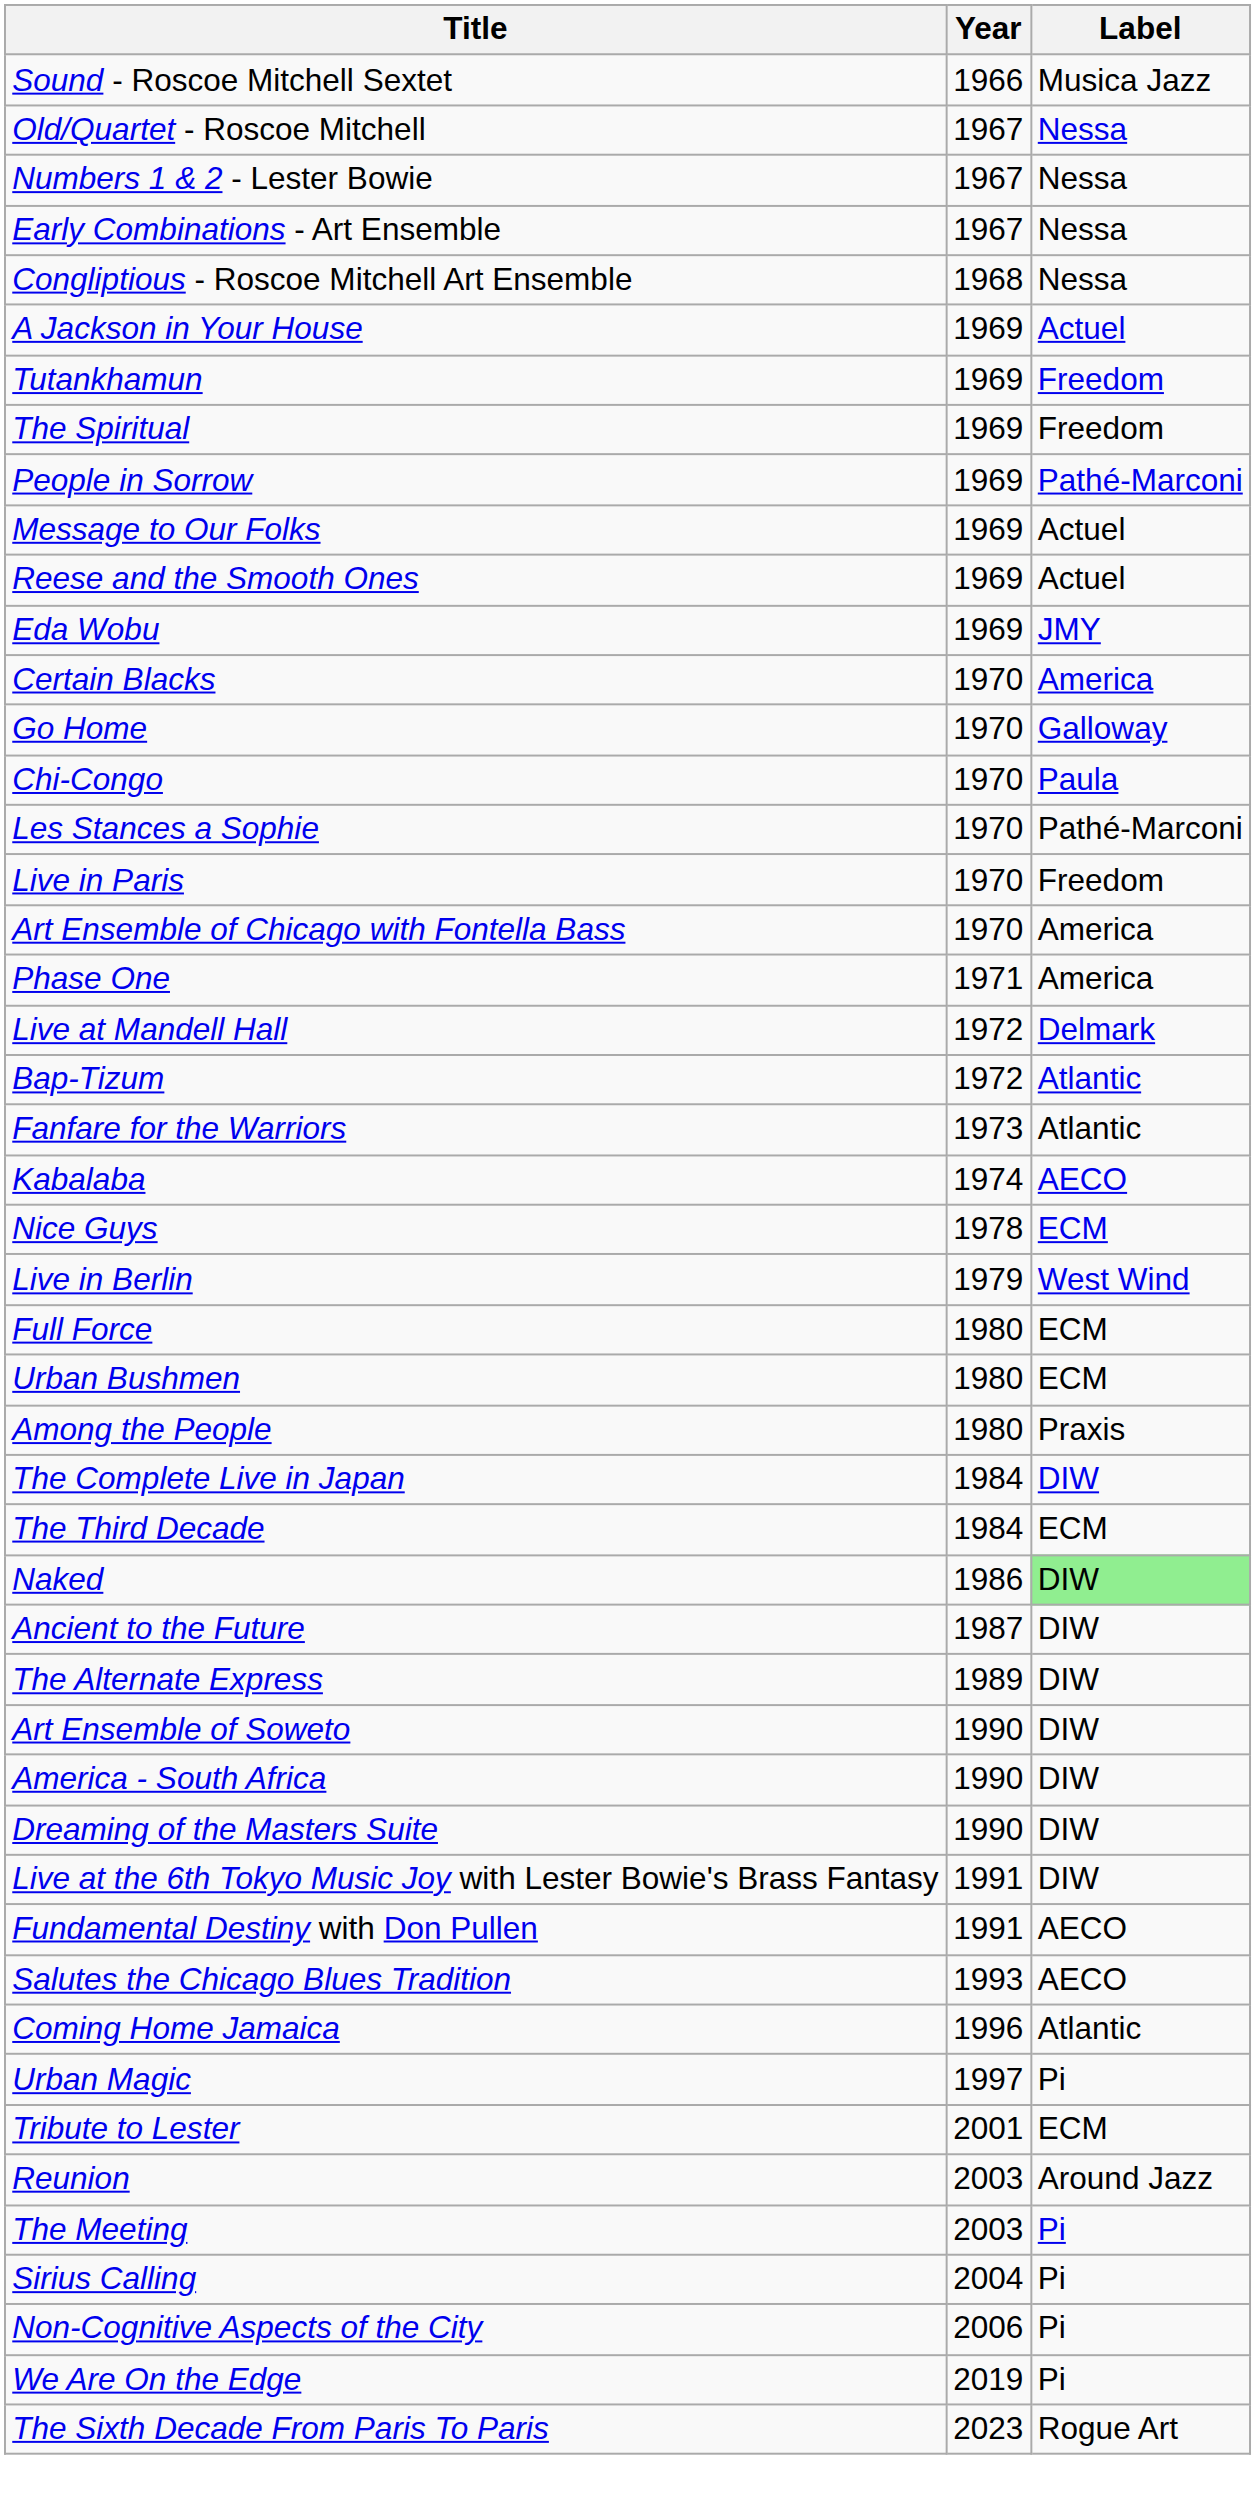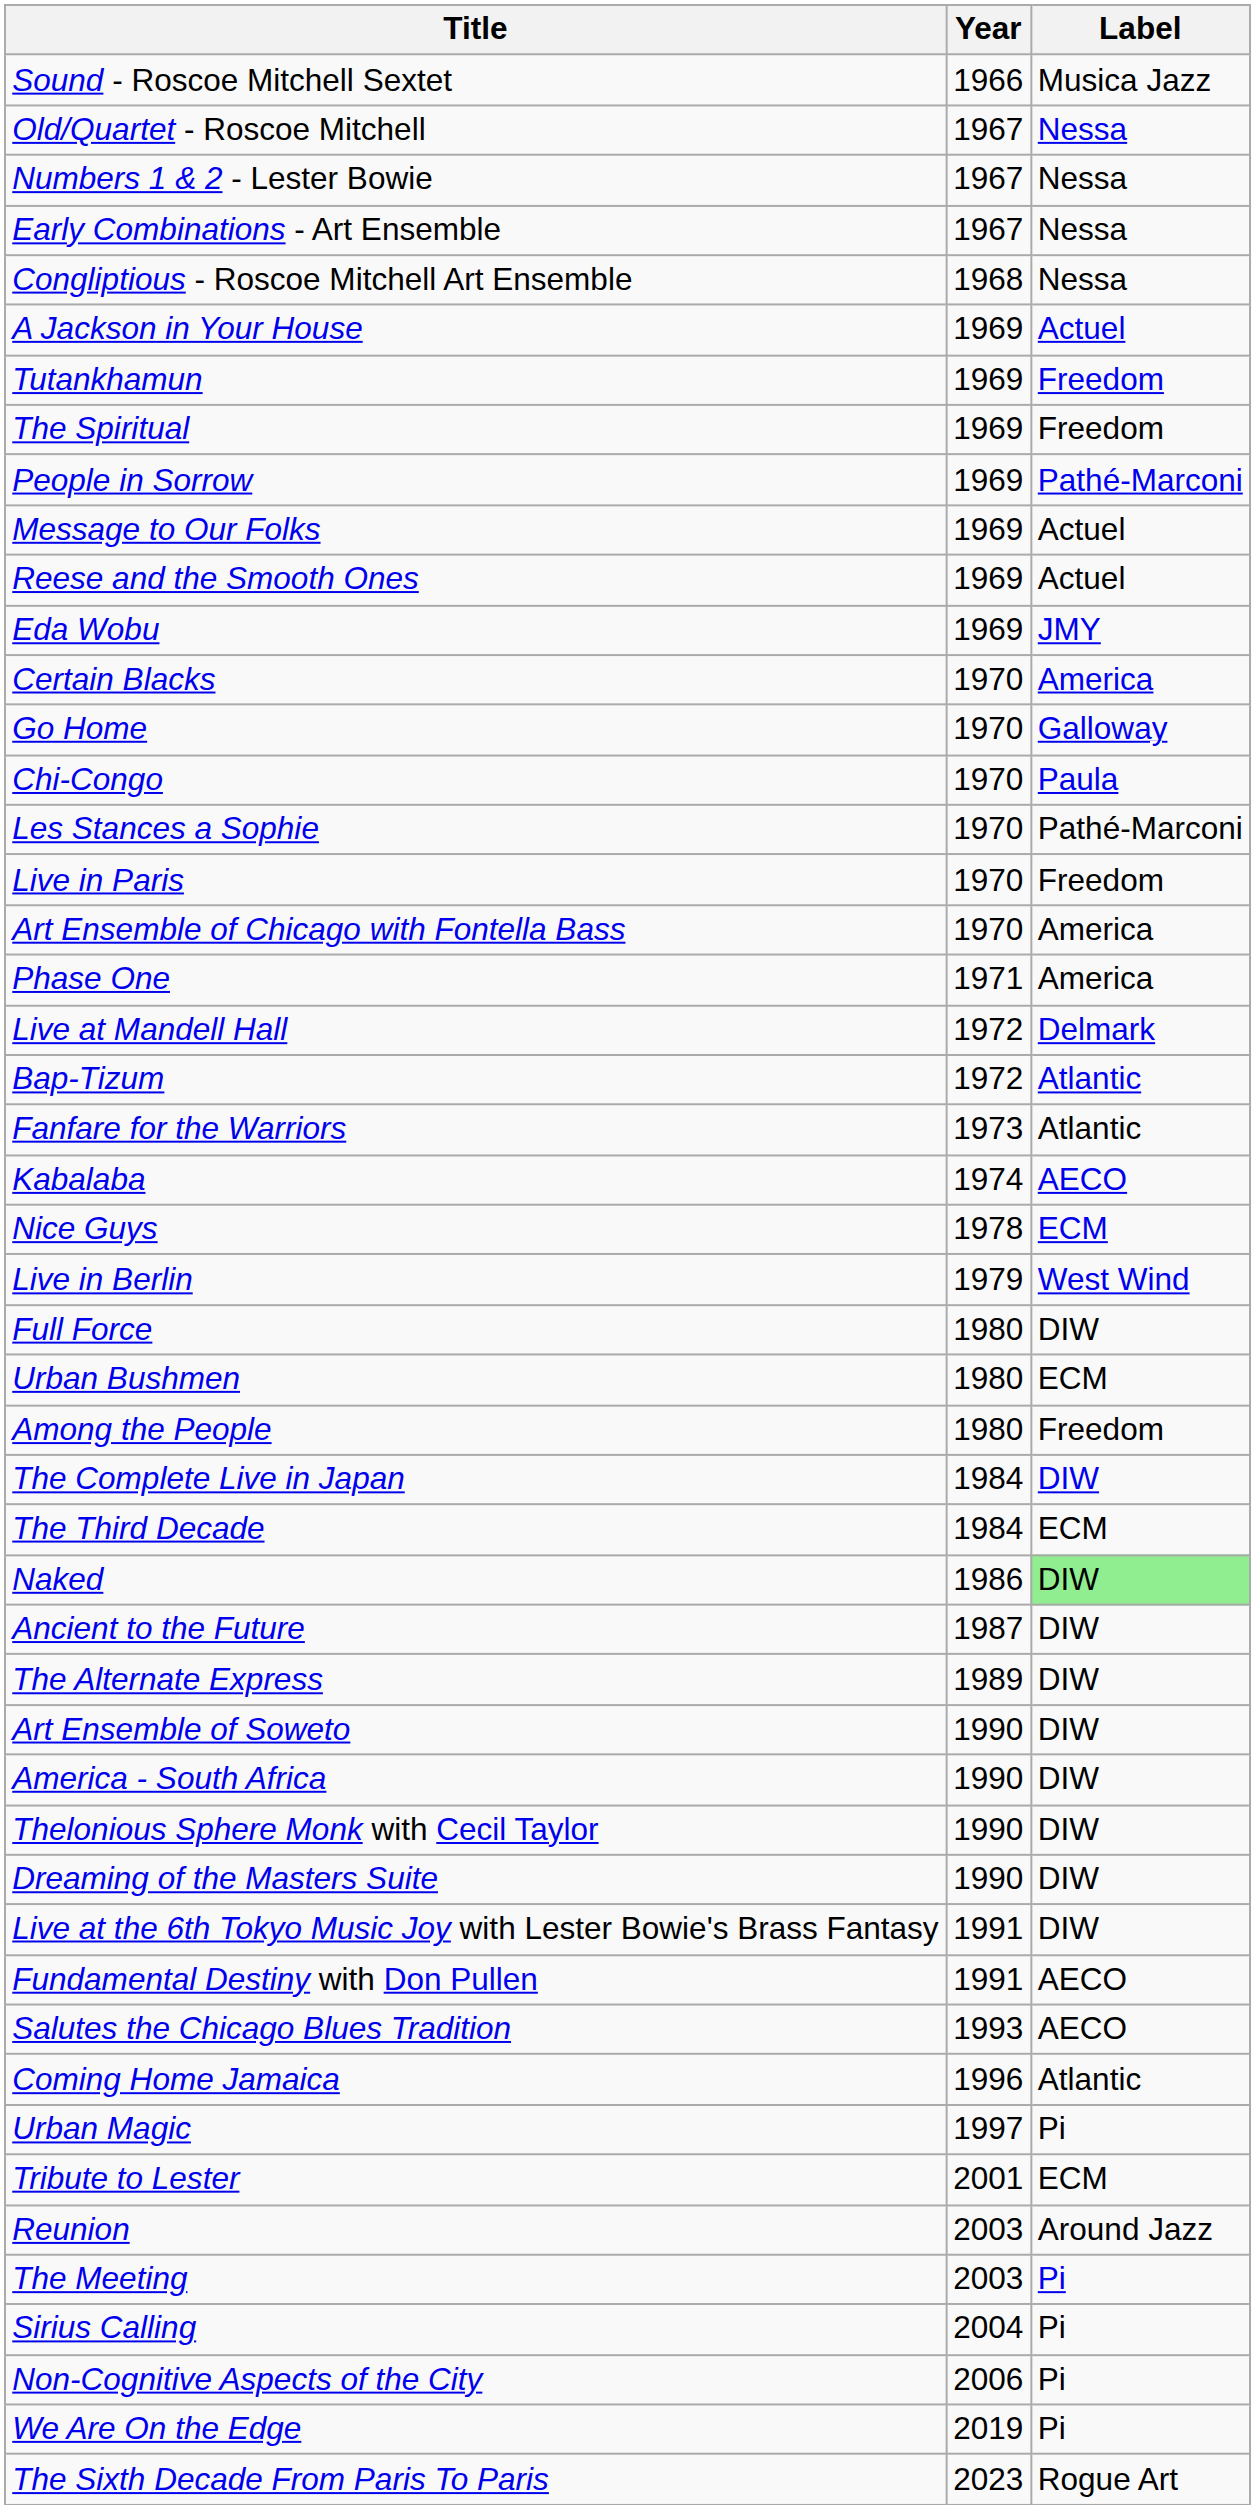(1073, 1329) ECM -> (1068, 1329) DIW
(1082, 1429) Praxis -> (1101, 1429) Freedom
+ row: (305, 1829)
